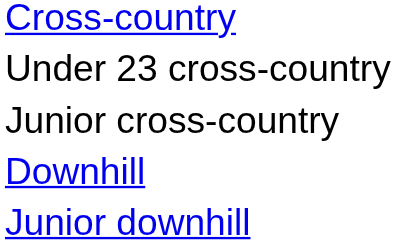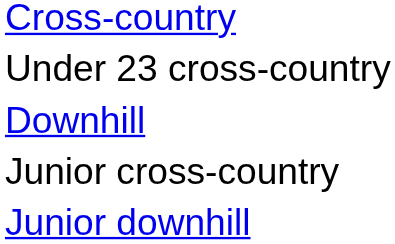rows swapped: (172, 120) <-> (75, 171)
